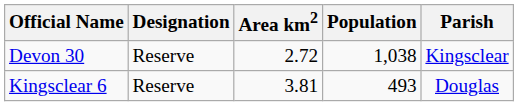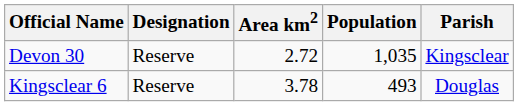(395, 55) 1,038 -> (395, 55) 1,035
(301, 85) 3.81 -> (301, 85) 3.78
